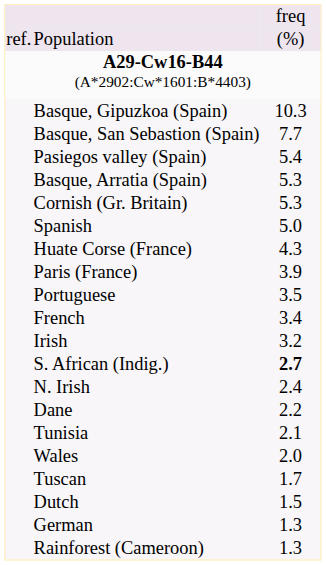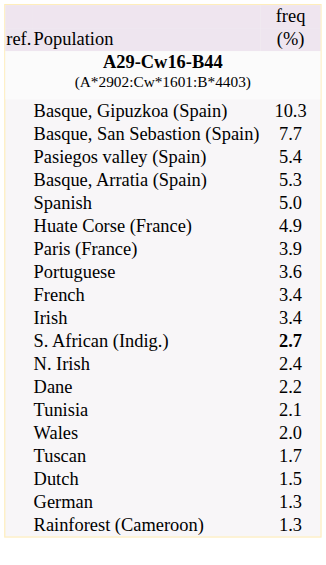- row: (111, 203)
(291, 249) 4.3 -> (291, 226) 4.9
(291, 295) 3.5 -> (291, 272) 3.6
(291, 341) 3.2 -> (291, 318) 3.4
